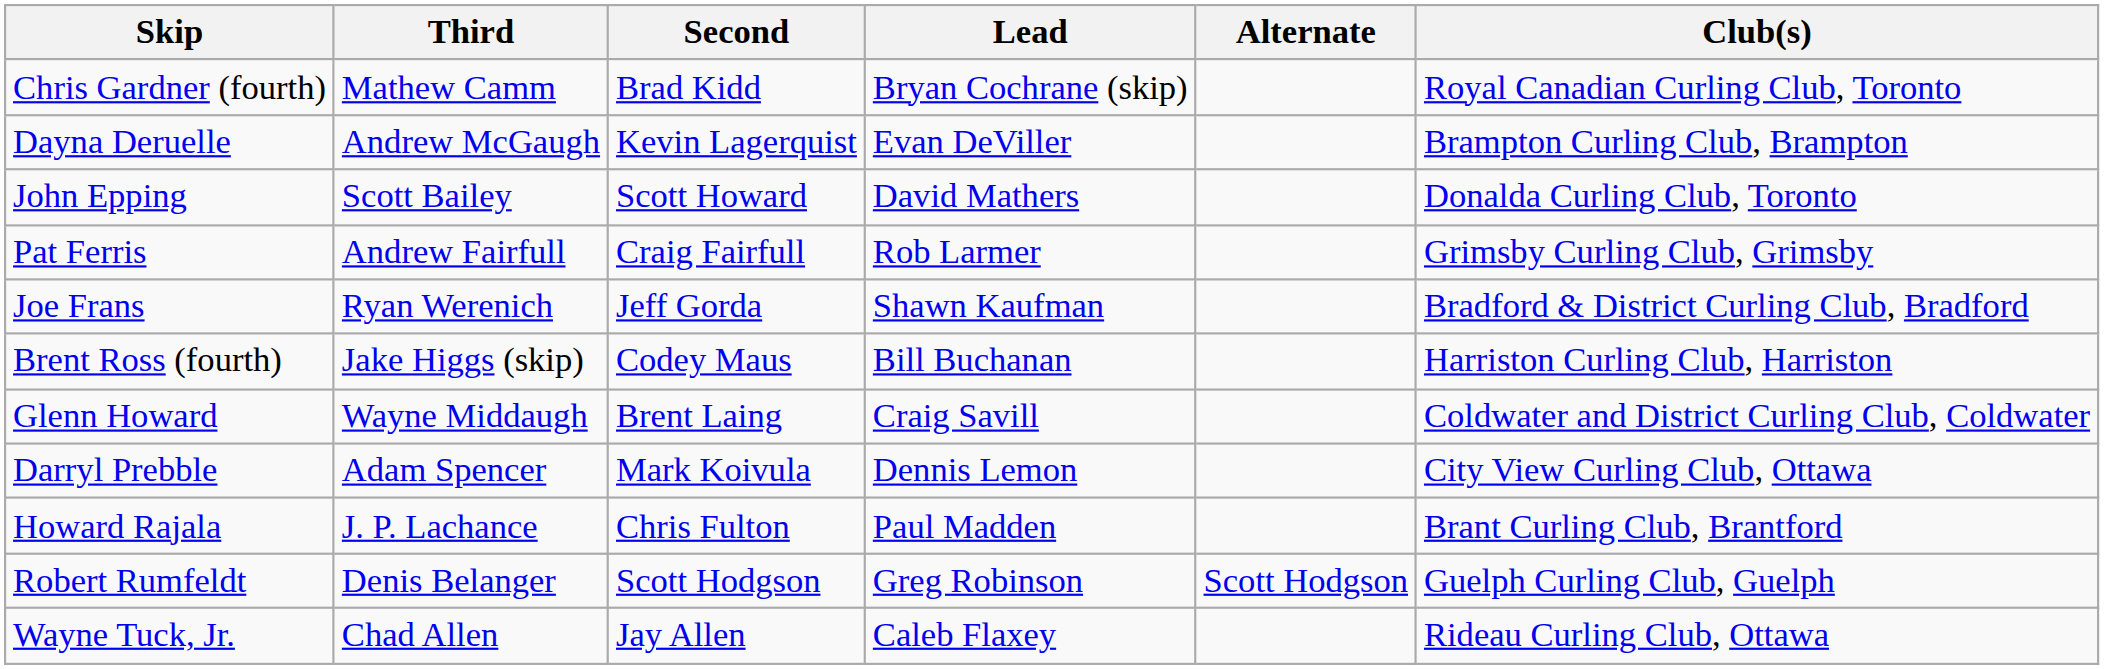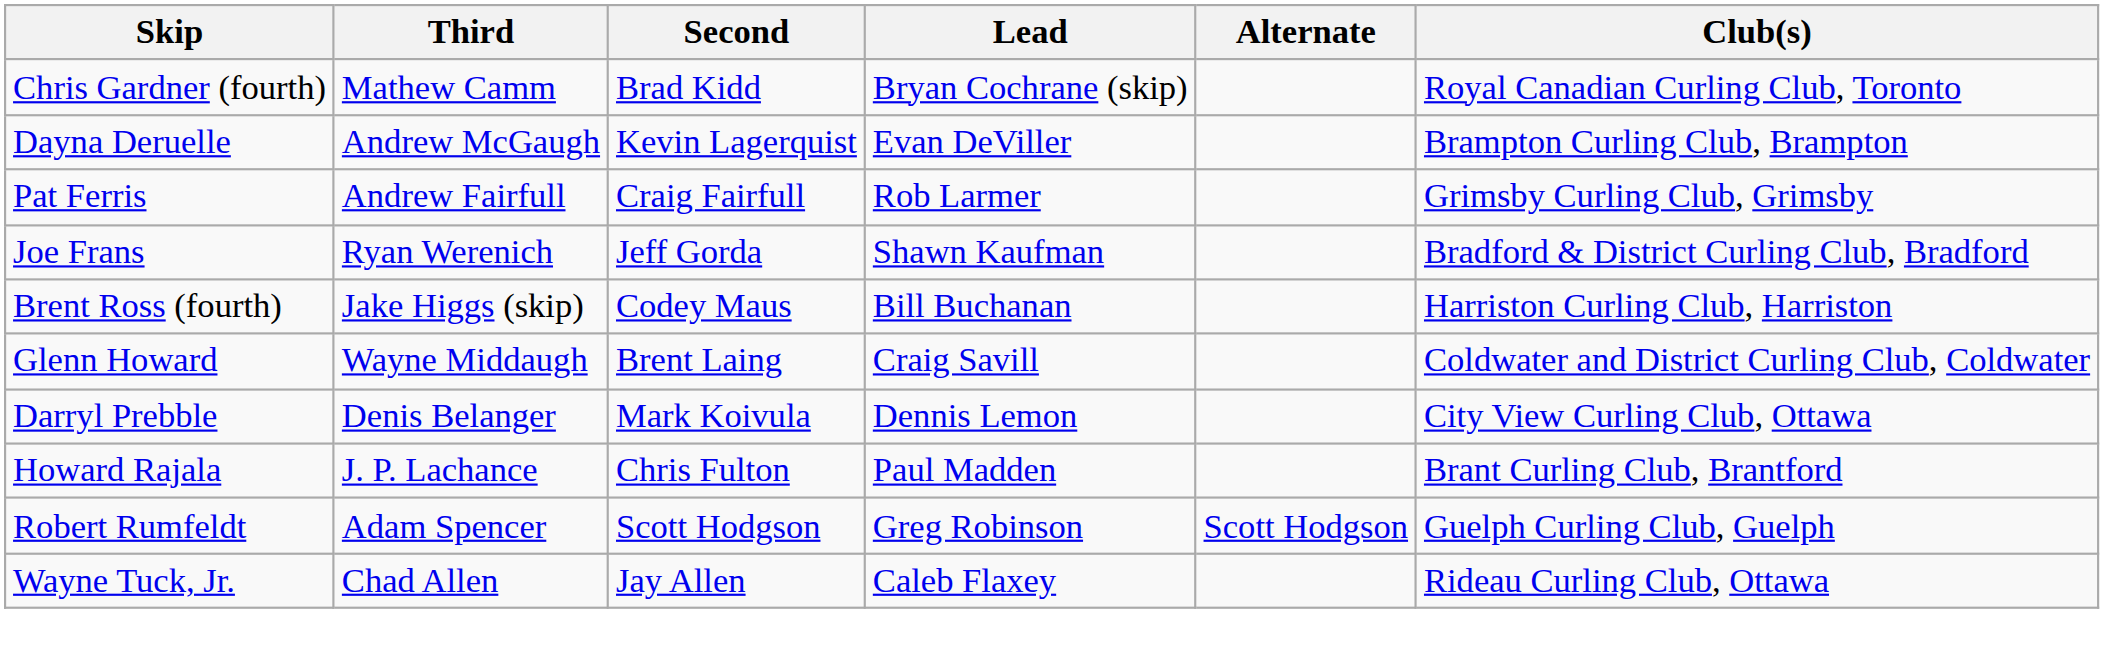- row: (100, 196)
(444, 470) Adam Spencer -> (449, 415) Denis Belanger
(449, 580) Denis Belanger -> (444, 525) Adam Spencer
